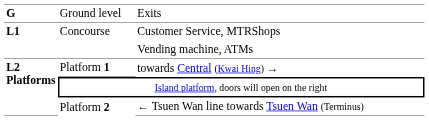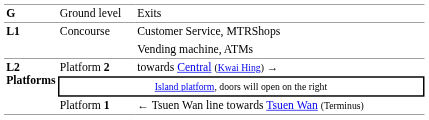(85, 67) Platform 1 -> (85, 67) Platform 2
(85, 106) Platform 2 -> (85, 105) Platform 1
